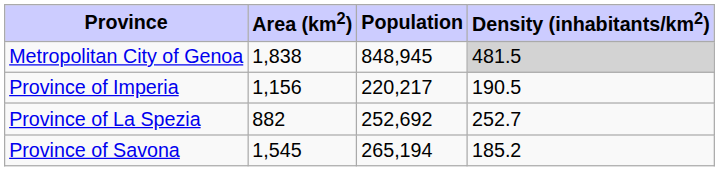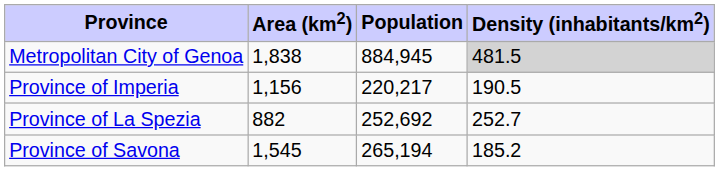(397, 56) 848,945 -> (397, 56) 884,945
